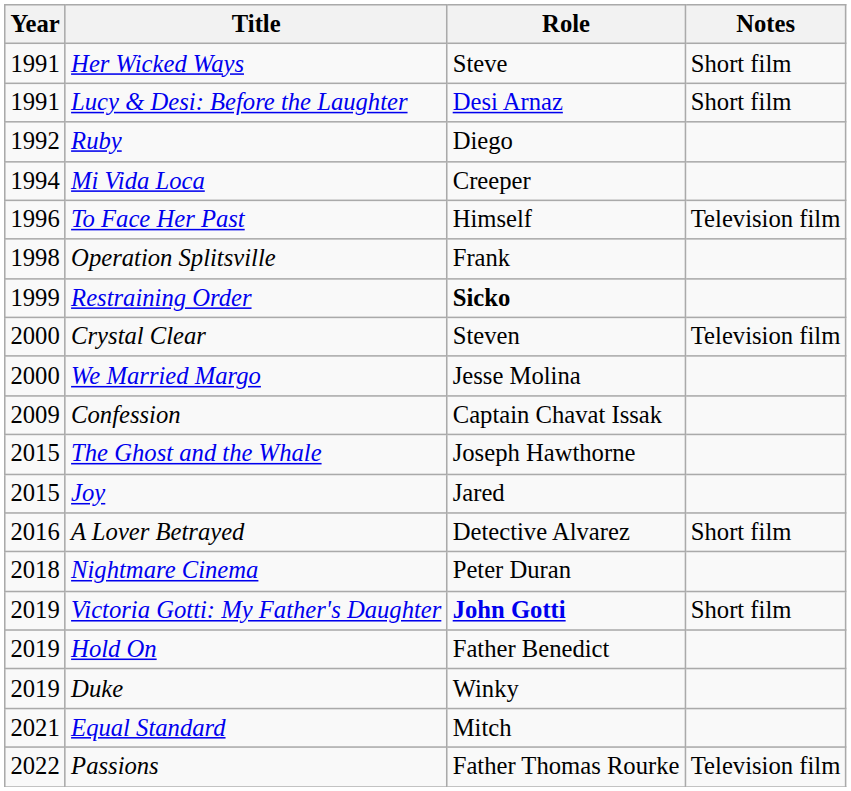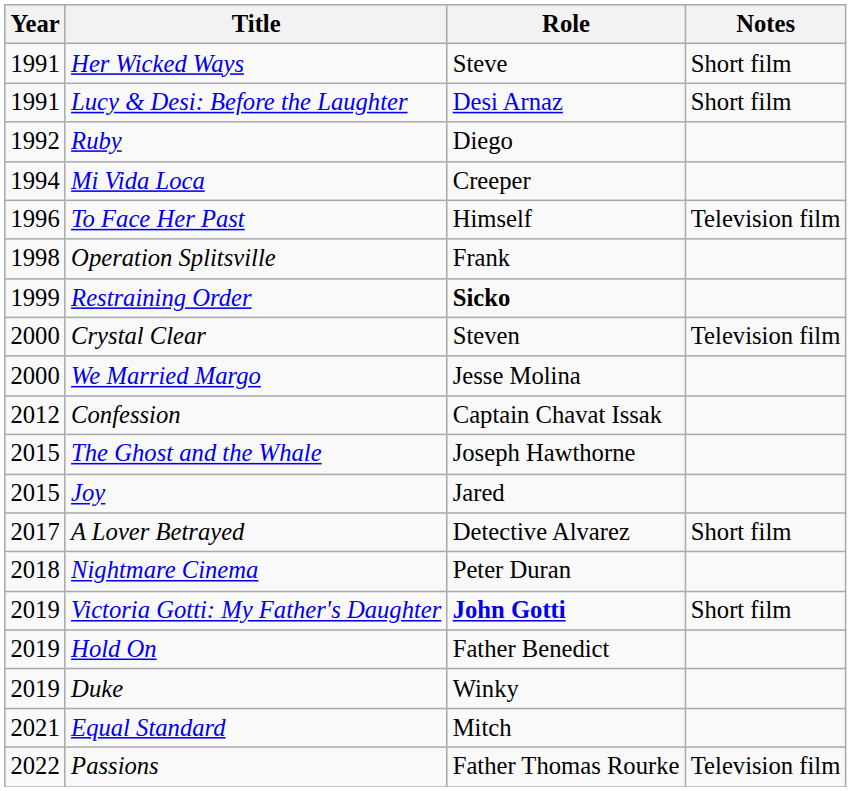(35, 414) 2009 -> (35, 414) 2012
(35, 532) 2016 -> (35, 532) 2017
